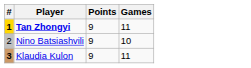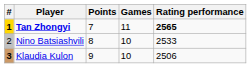+ column: (200, 12)
(91, 27) 9 -> (91, 27) 7
(91, 41) 9 -> (91, 41) 8
(126, 56) 11 -> (126, 56) 10
